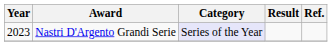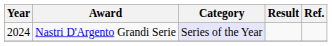(19, 31) 2023 -> (19, 31) 2024
